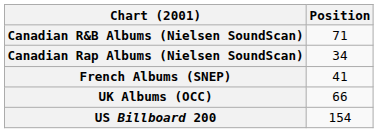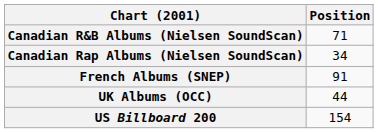(340, 76) 41 -> (340, 76) 91
(340, 97) 66 -> (340, 97) 44
